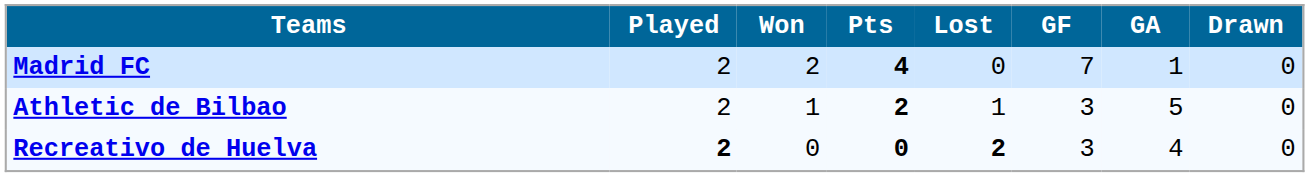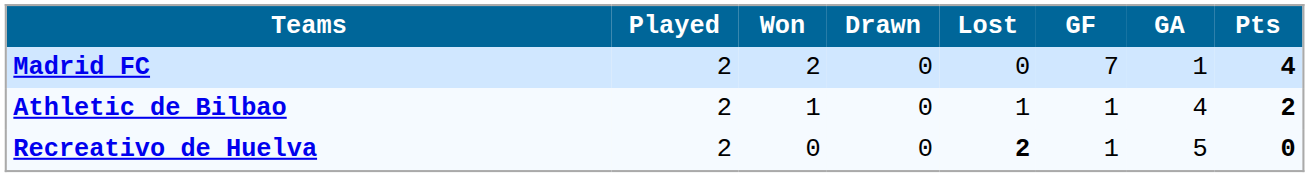columns swapped: (1246, 27) <-> (871, 27)
(1087, 109) 3 -> (1111, 109) 1
(1176, 109) 5 -> (1200, 109) 4
(724, 150) bold -> (724, 150) normal
(1087, 150) 3 -> (1111, 150) 1
(1176, 150) 4 -> (1200, 150) 5
